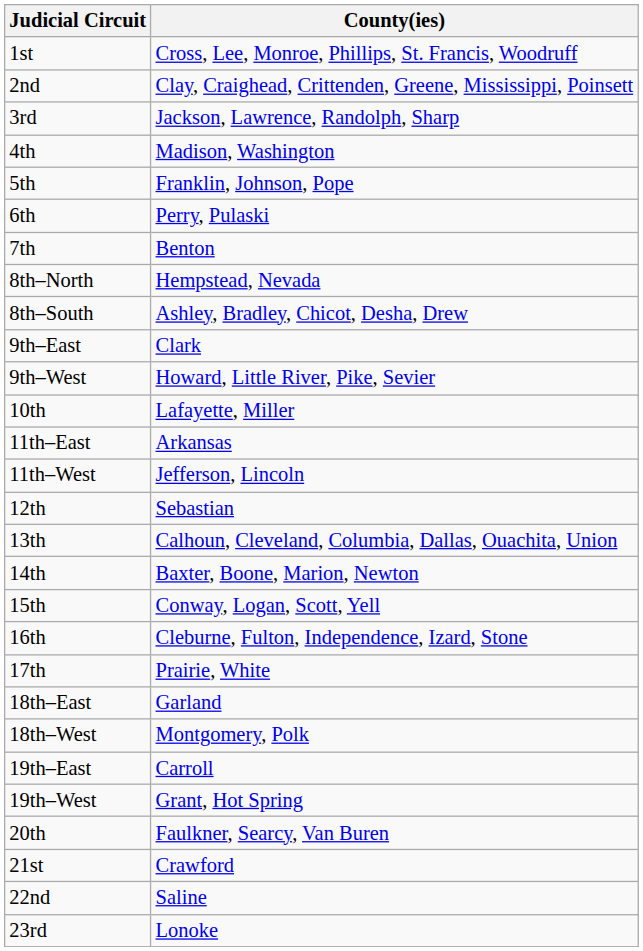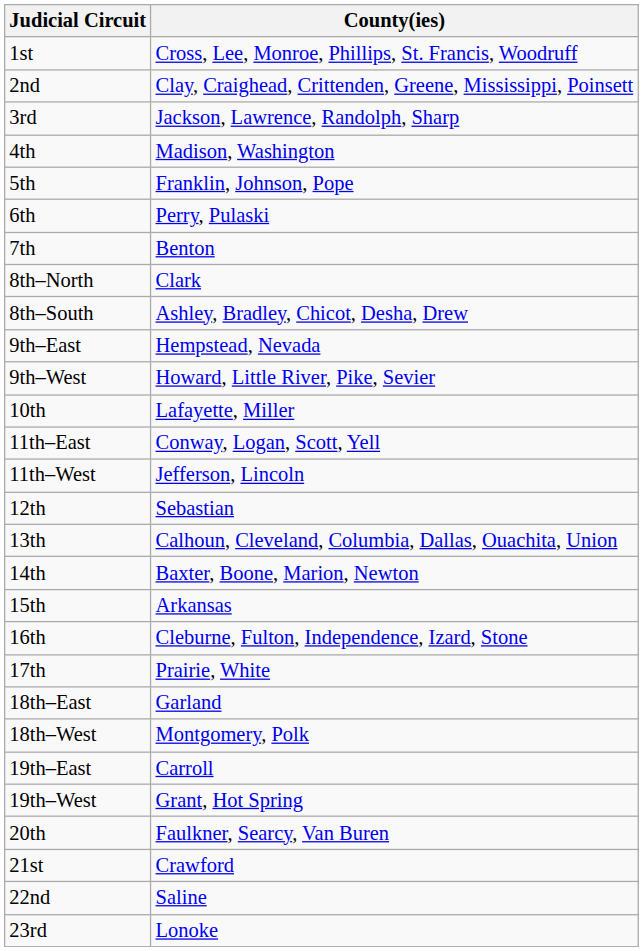(238, 280) Hempstead, Nevada -> (178, 280) Clark
(178, 345) Clark -> (238, 345) Hempstead, Nevada
(194, 442) Arkansas -> (268, 442) Conway, Logan, Scott, Yell
(268, 605) Conway, Logan, Scott, Yell -> (194, 605) Arkansas
